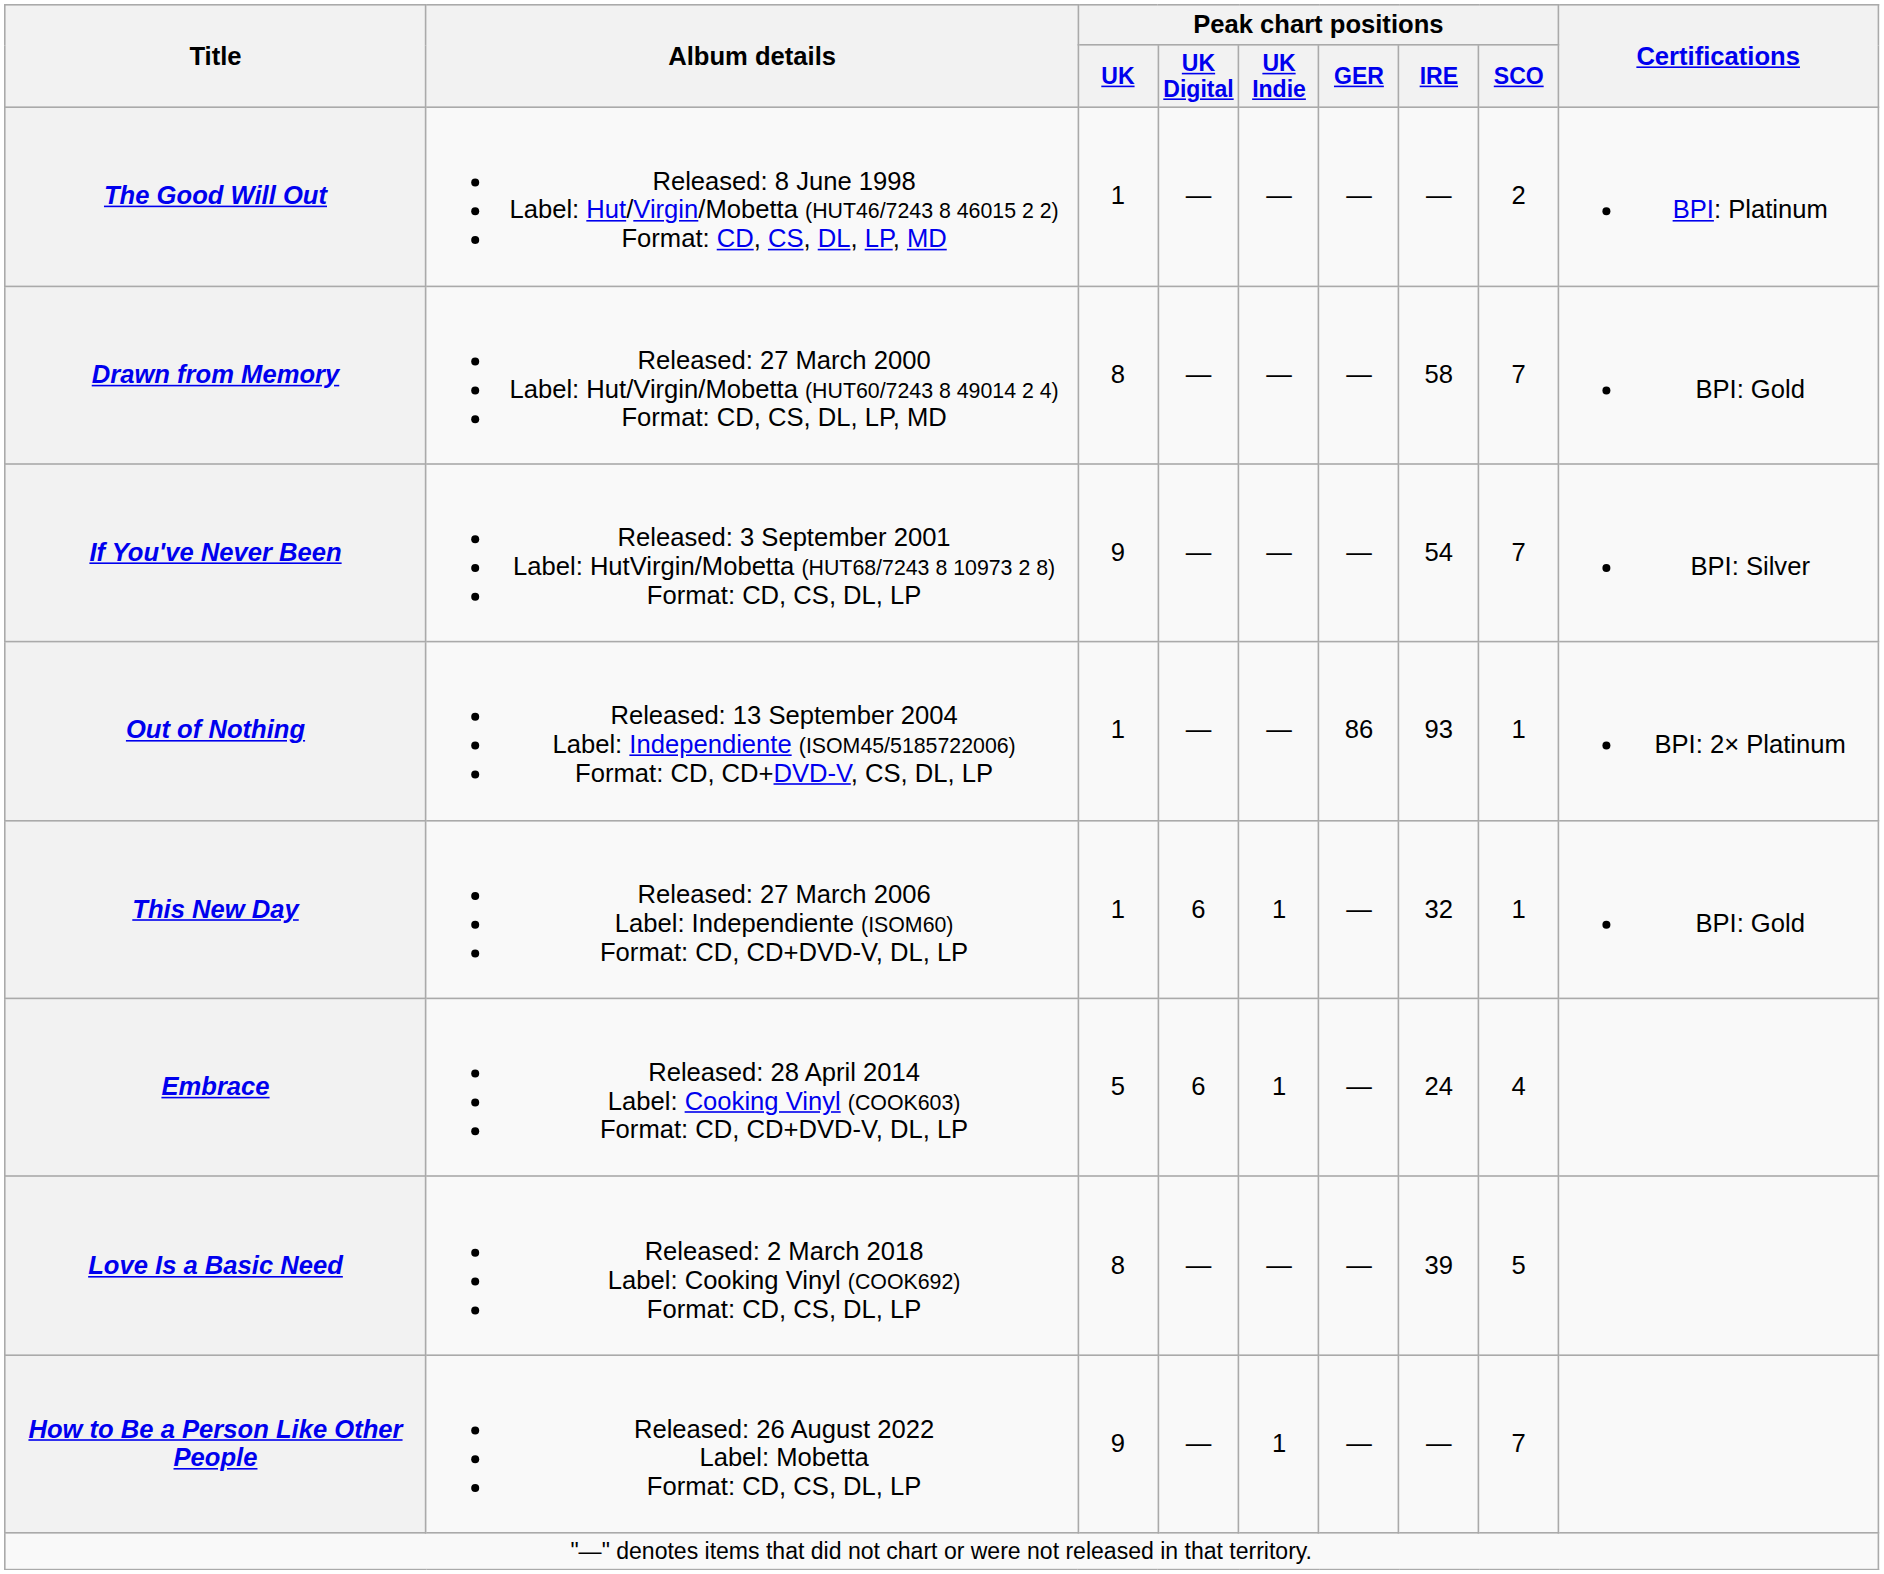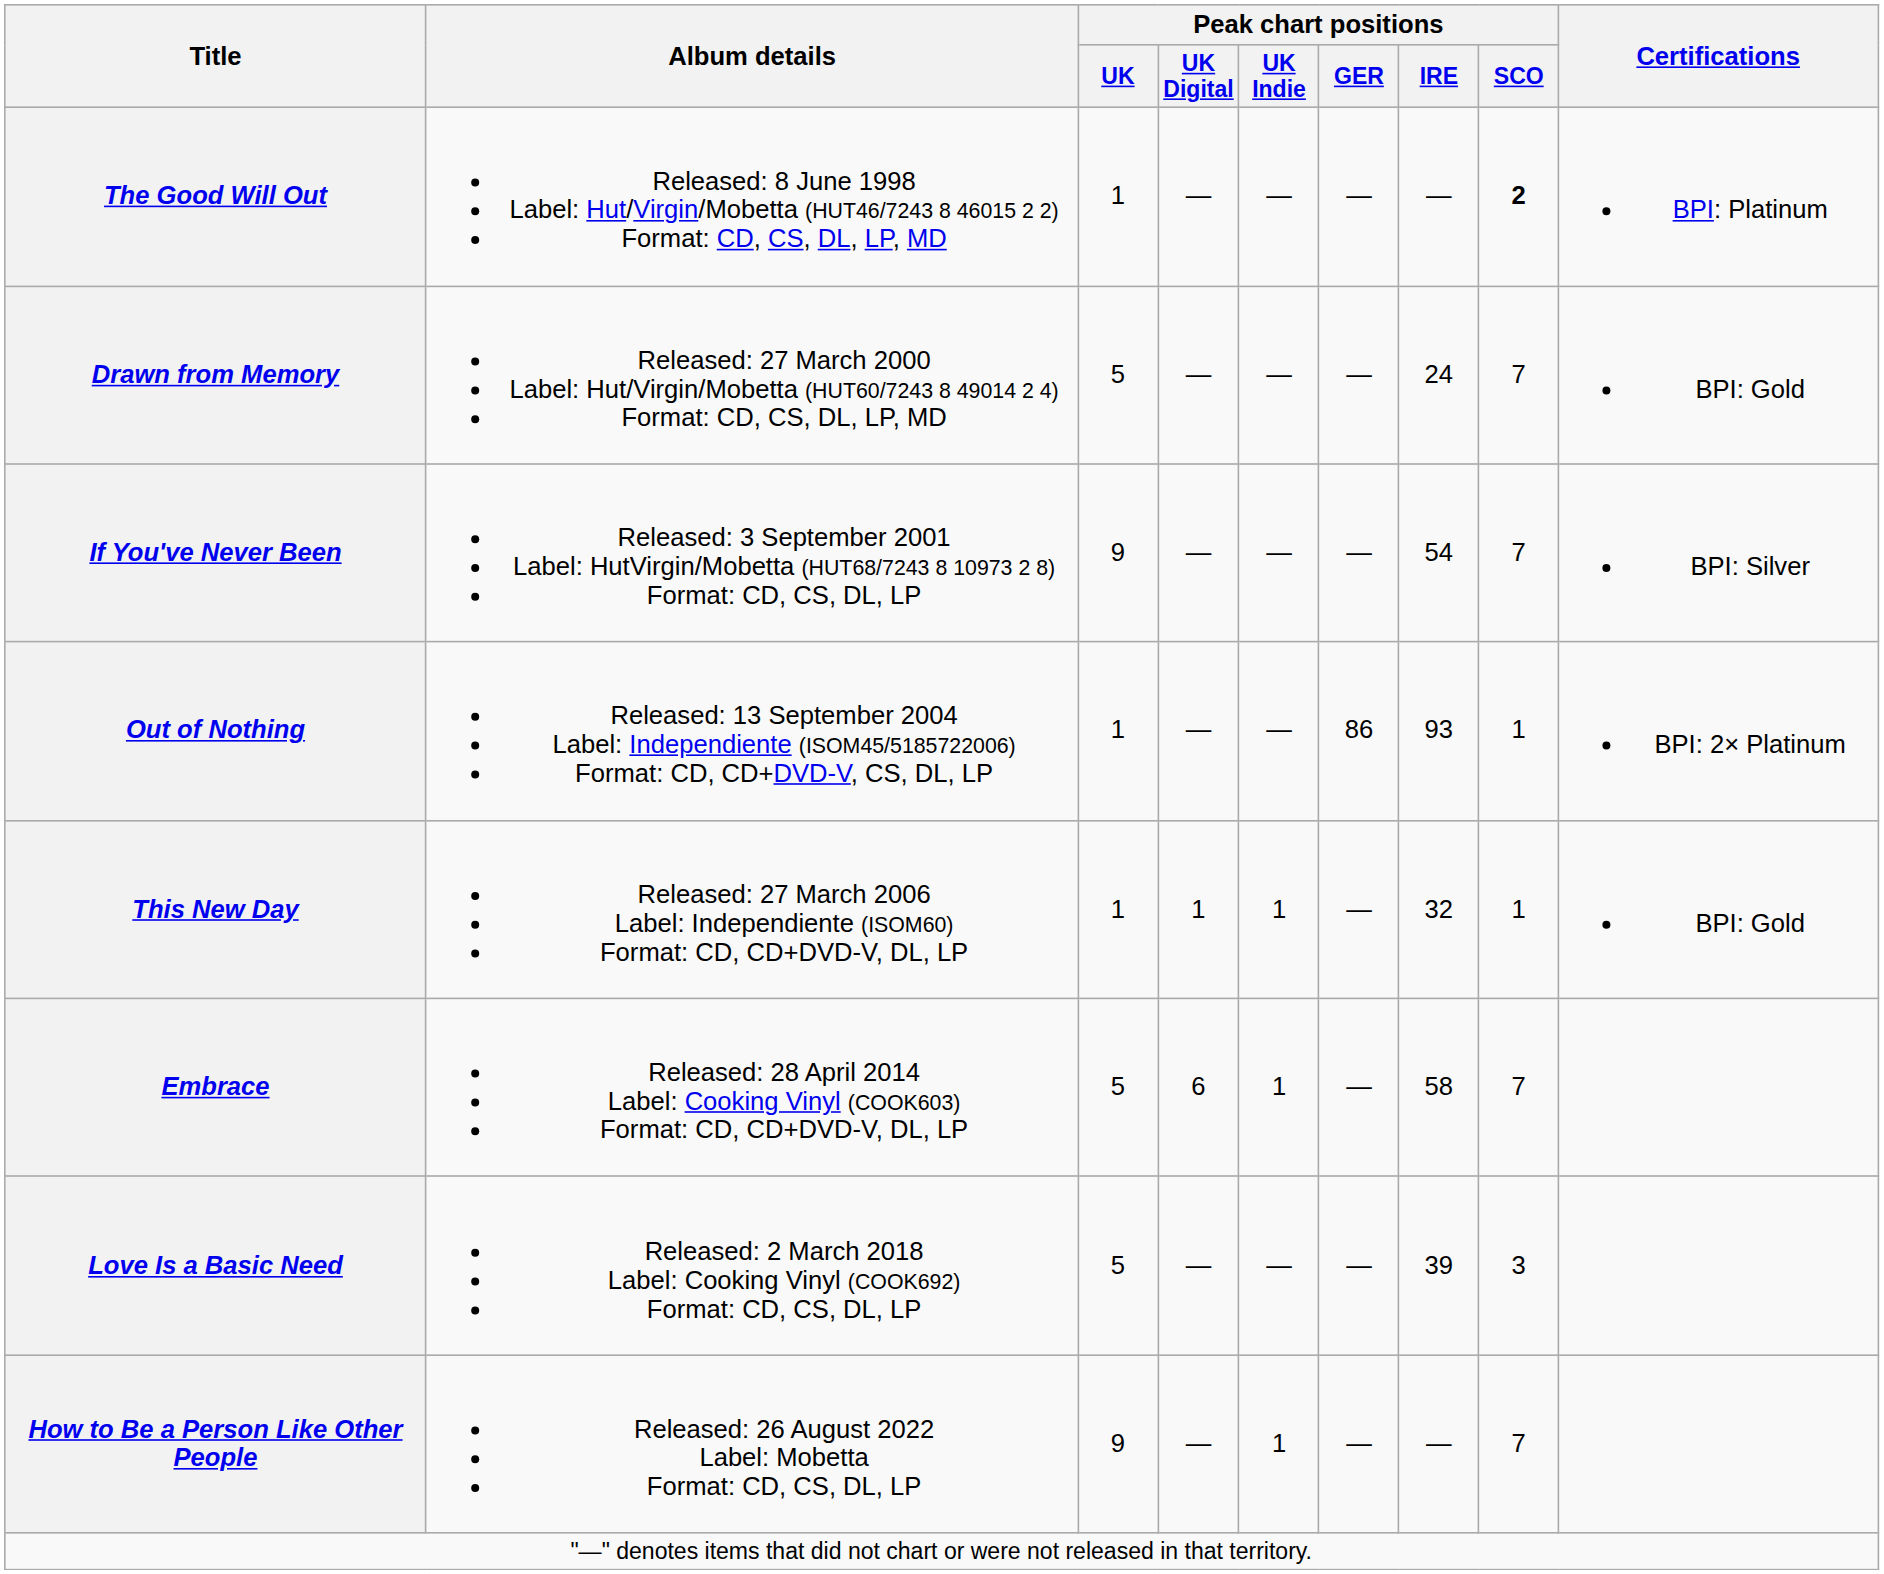(1519, 196) normal -> (1519, 196) bold
(1118, 374) 8 -> (1118, 374) 5
(1439, 374) 58 -> (1439, 374) 24
(1198, 909) 6 -> (1198, 909) 1
(1439, 1087) 24 -> (1439, 1087) 58
(1519, 1087) 4 -> (1519, 1087) 7
(1118, 1265) 8 -> (1118, 1265) 5
(1519, 1265) 5 -> (1519, 1265) 3
